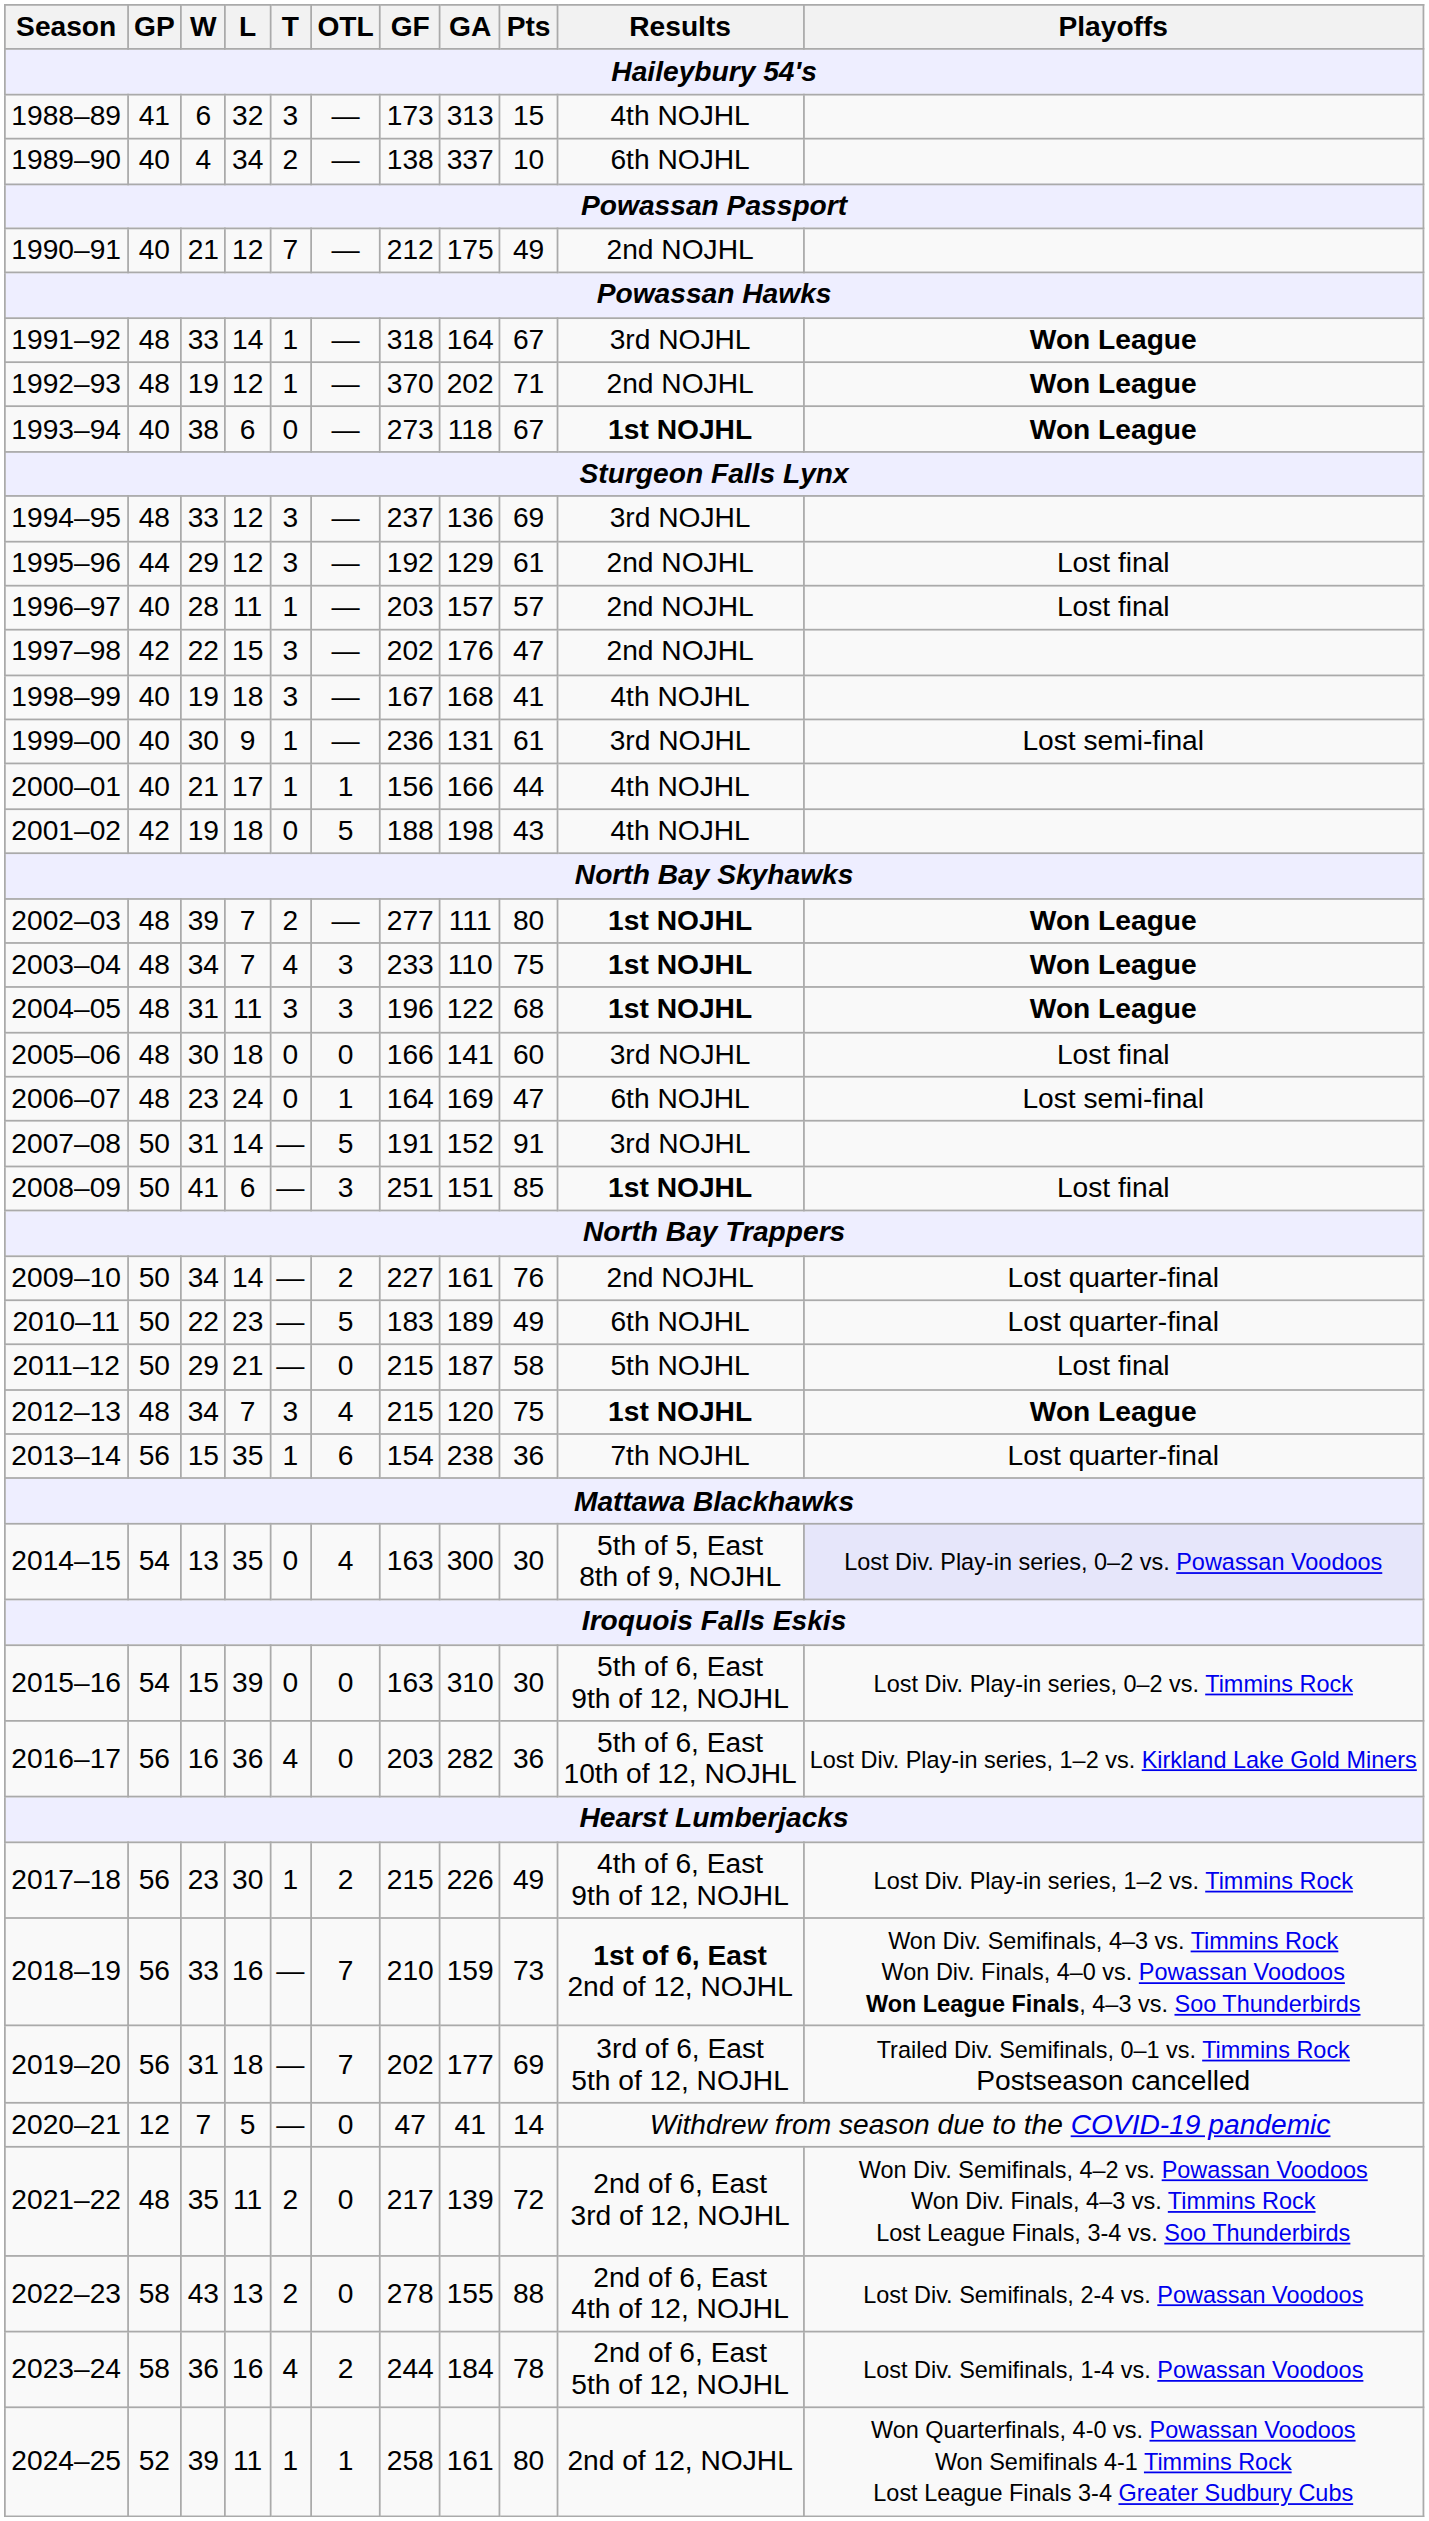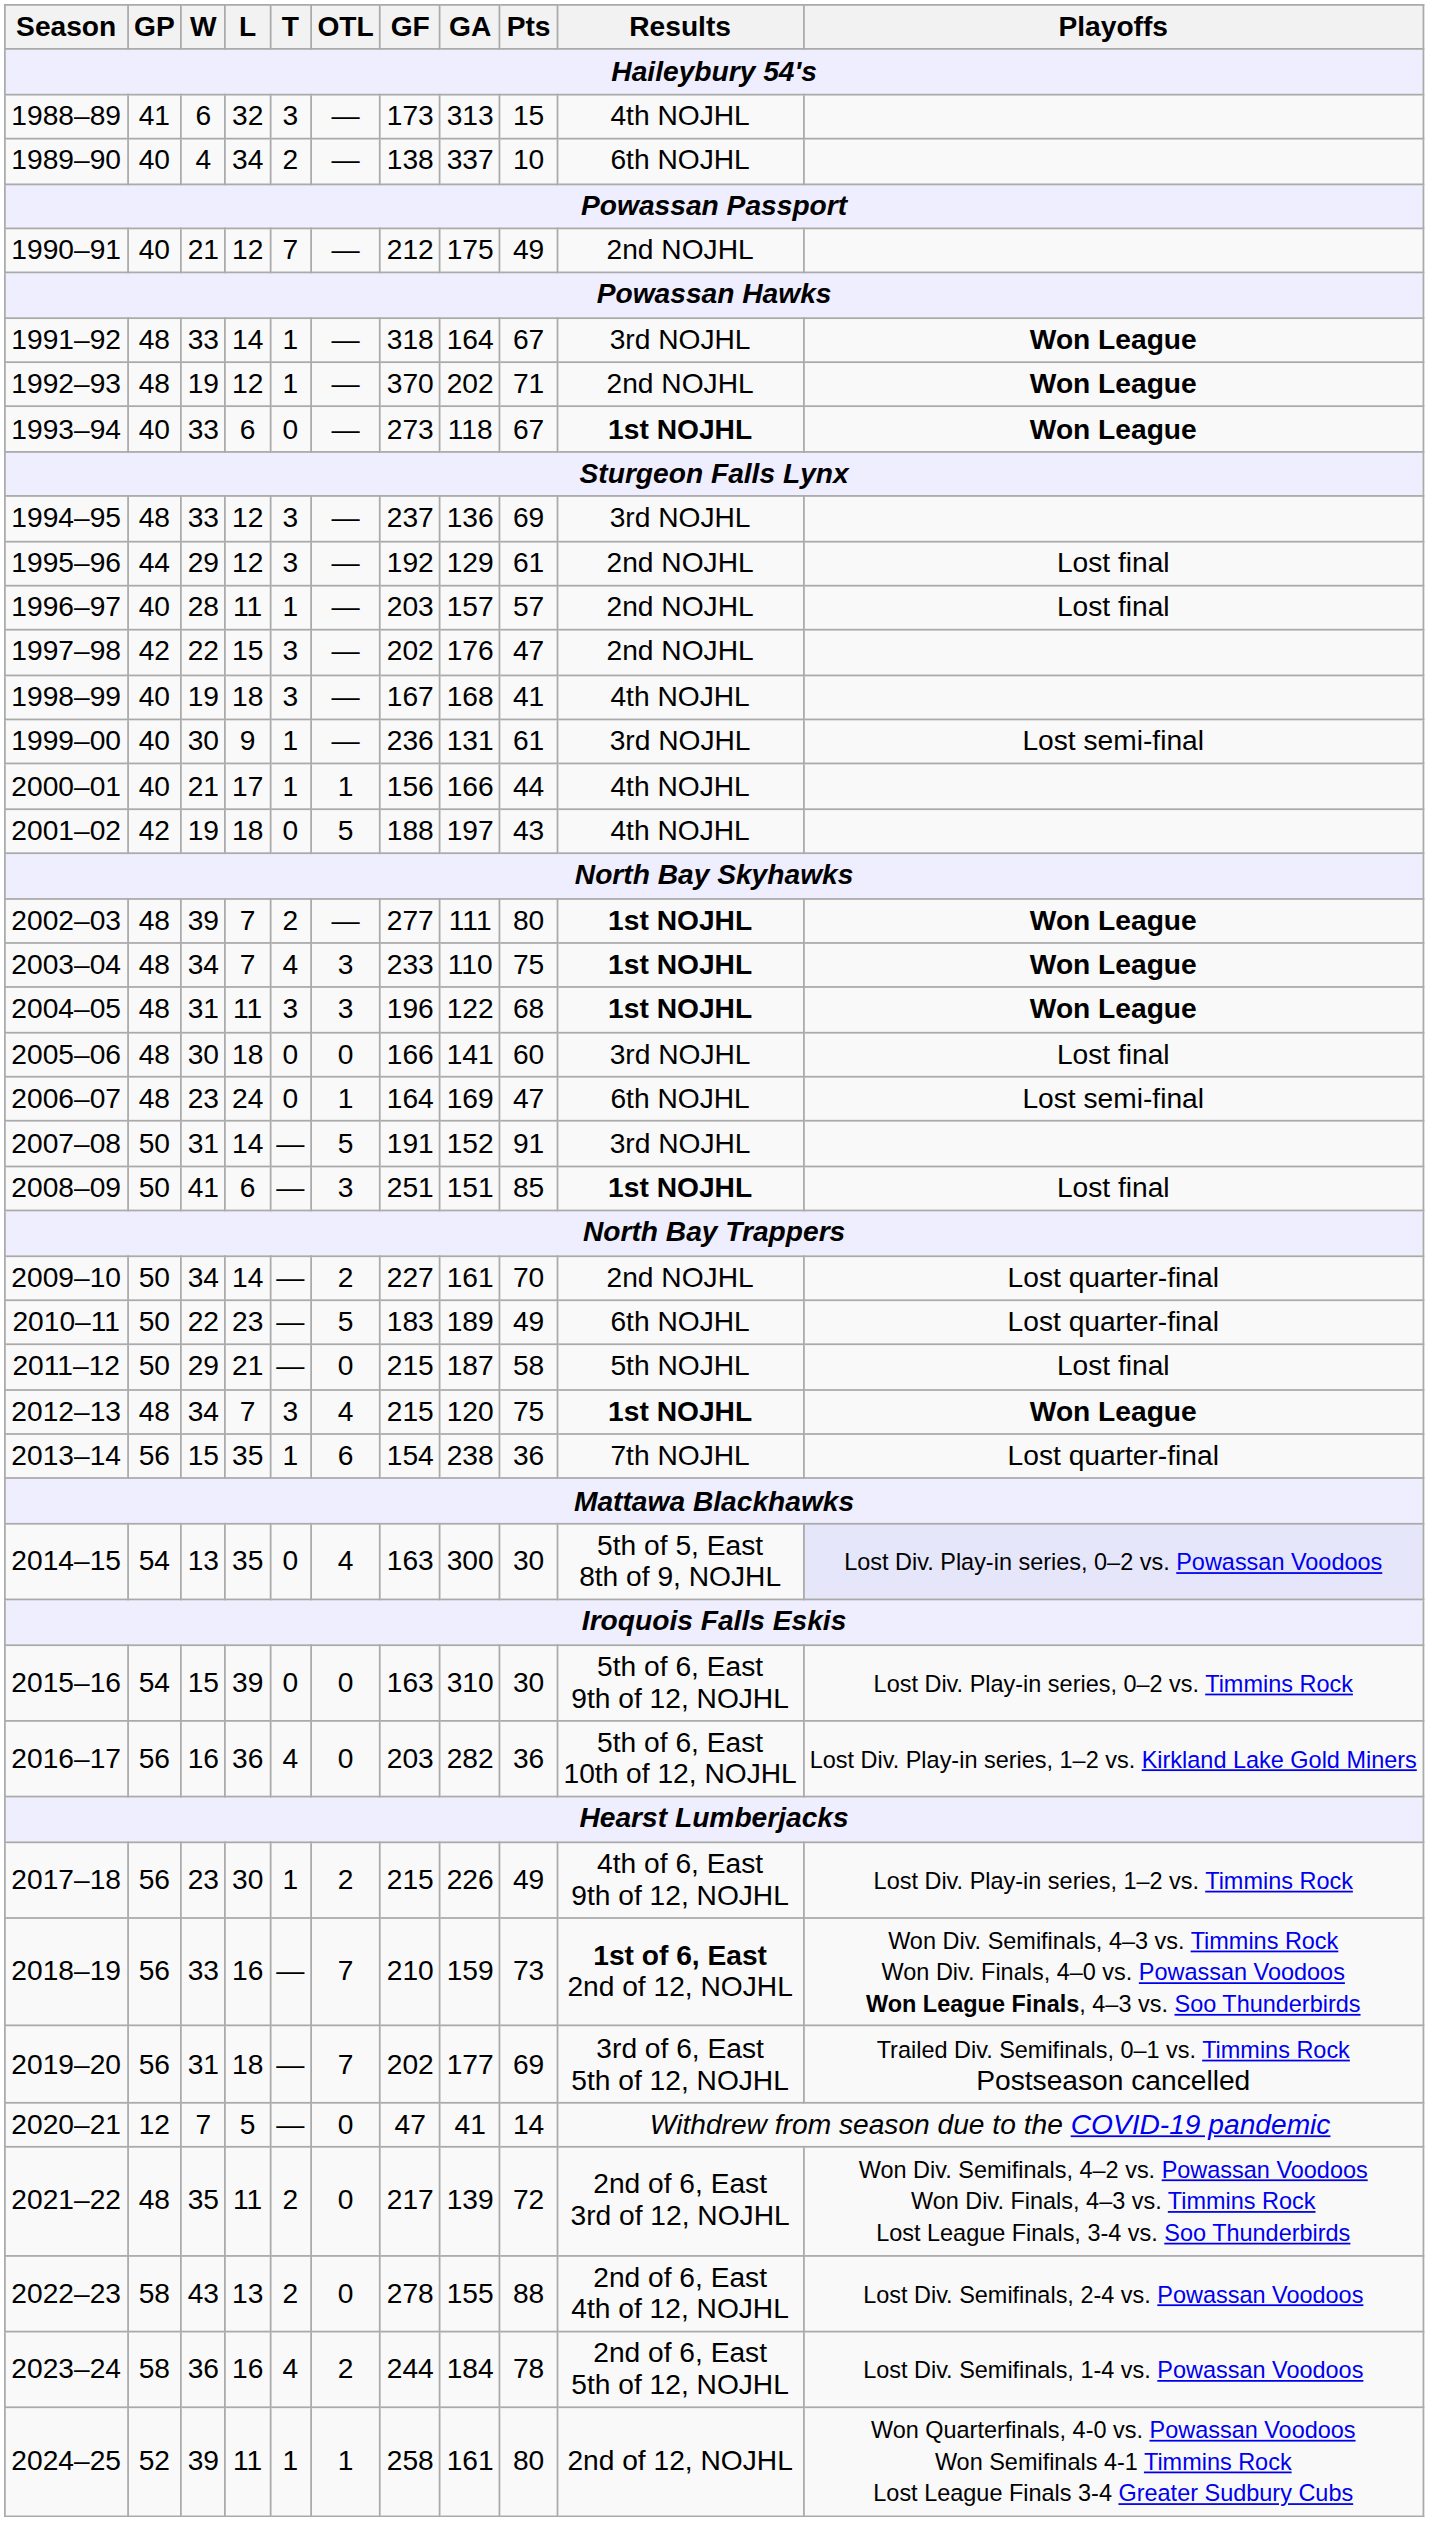(203, 428) 38 -> (203, 428) 33
(470, 830) 198 -> (470, 830) 197
(529, 1277) 76 -> (529, 1277) 70
